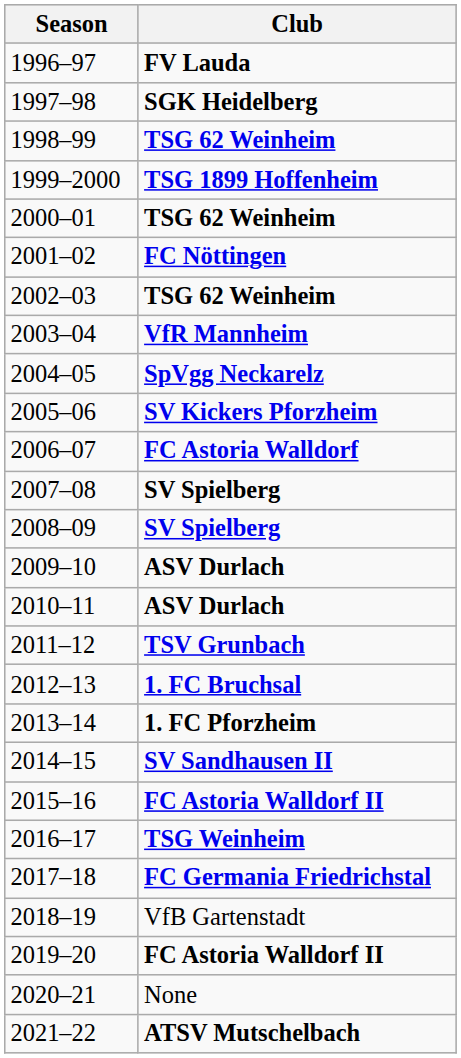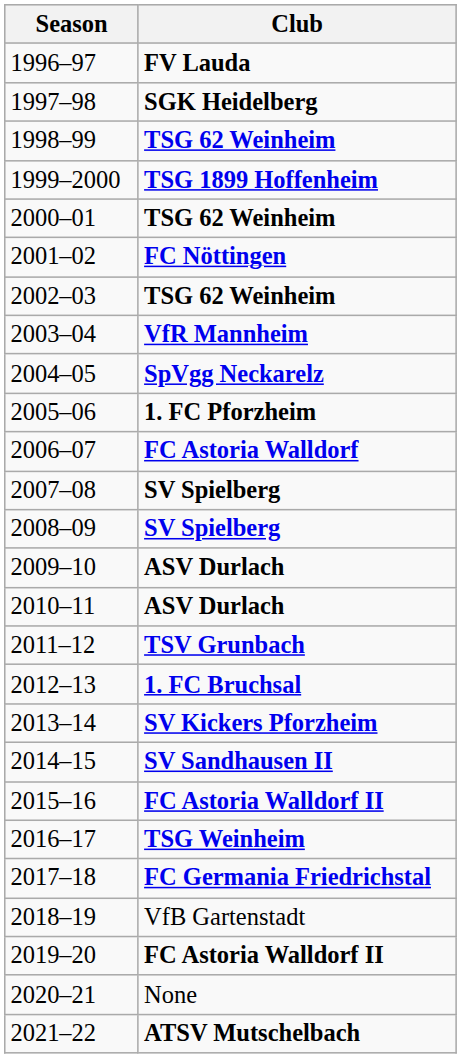(261, 412) SV Kickers Pforzheim -> (230, 412) 1. FC Pforzheim
(230, 722) 1. FC Pforzheim -> (261, 722) SV Kickers Pforzheim
